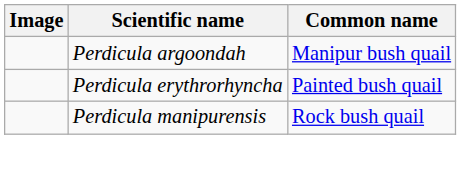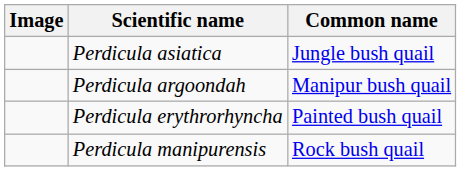+ row: (147, 52)
